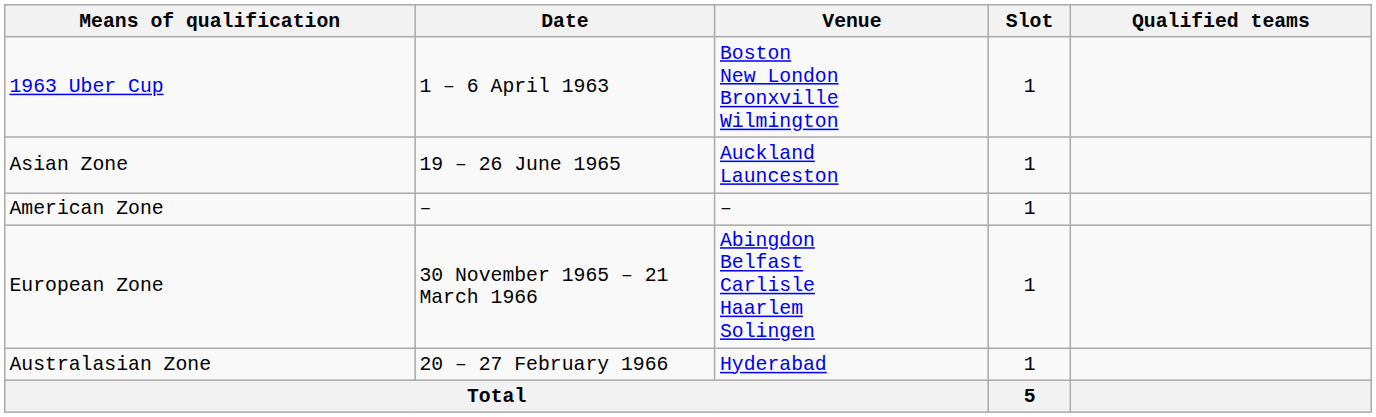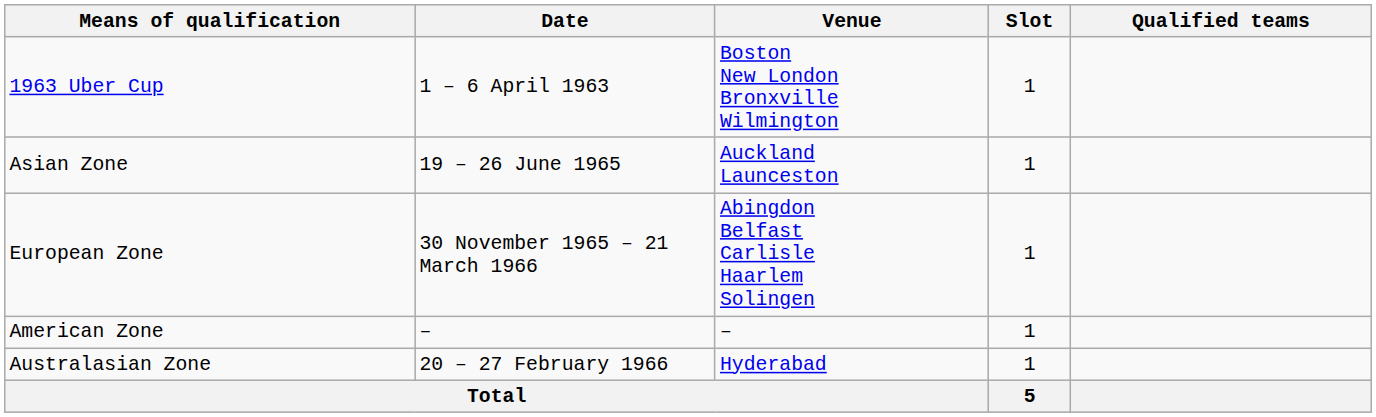rows swapped: (87, 209) <-> (87, 286)
